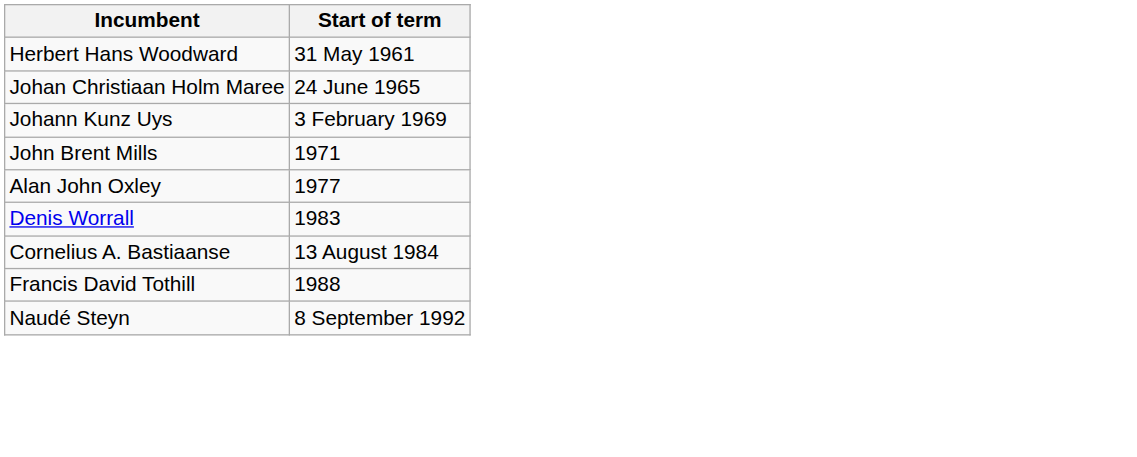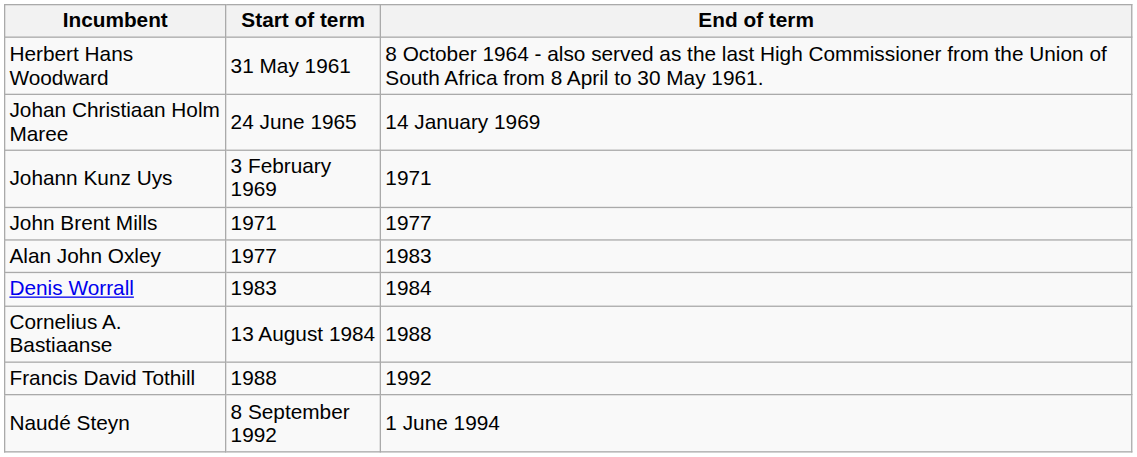+ column: (756, 20)
